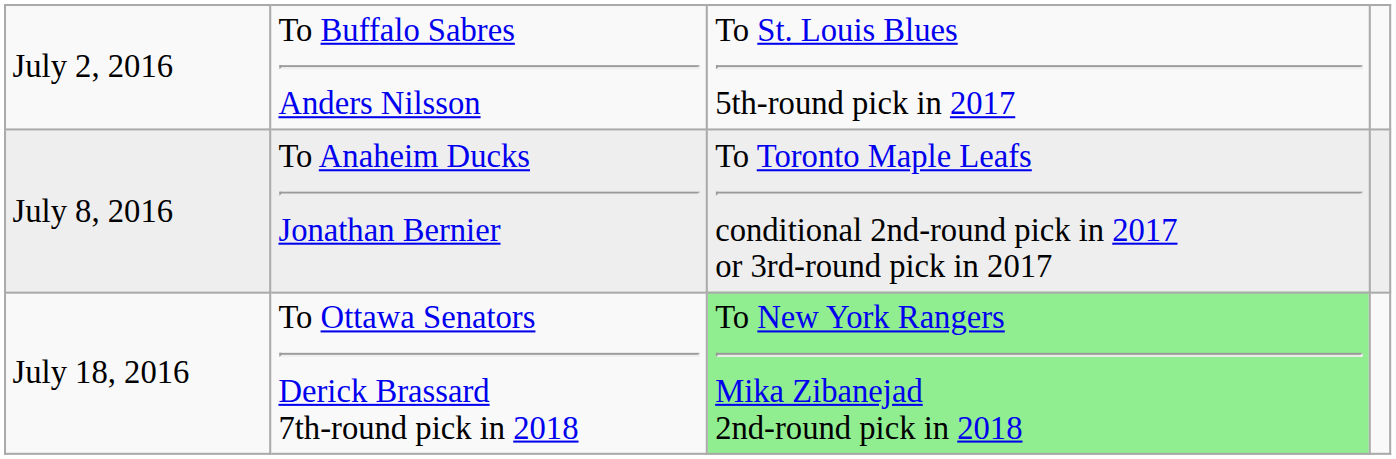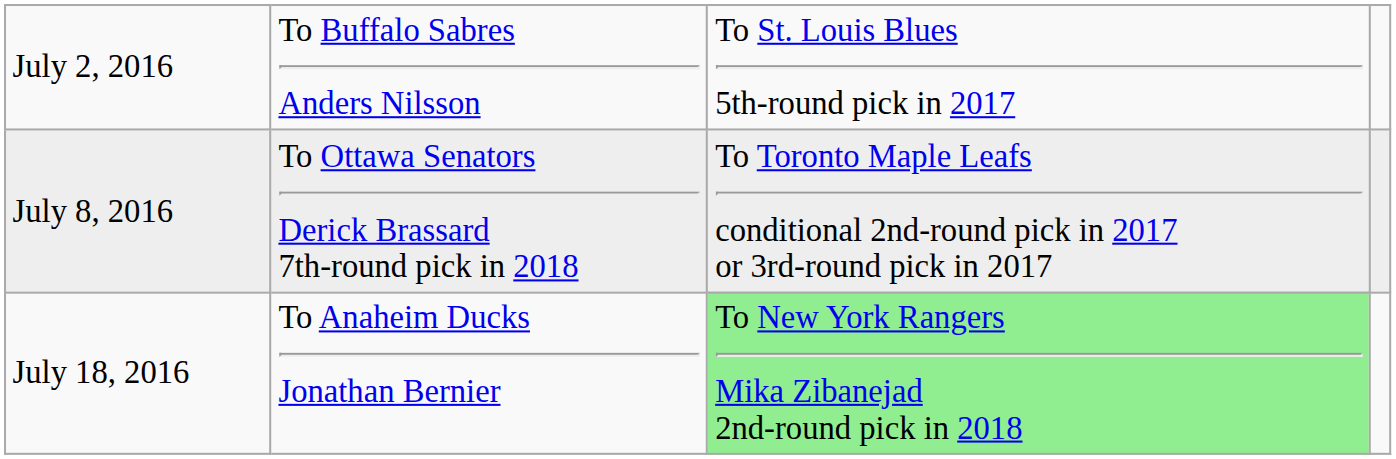(489, 192) To Anaheim Ducks Jonathan Bernier -> (489, 210) To Ottawa Senators Derick Brassard 7th-round pick in 2018
(489, 372) To Ottawa Senators Derick Brassard 7th-round pick in 2018 -> (489, 354) To Anaheim Ducks Jonathan Bernier
